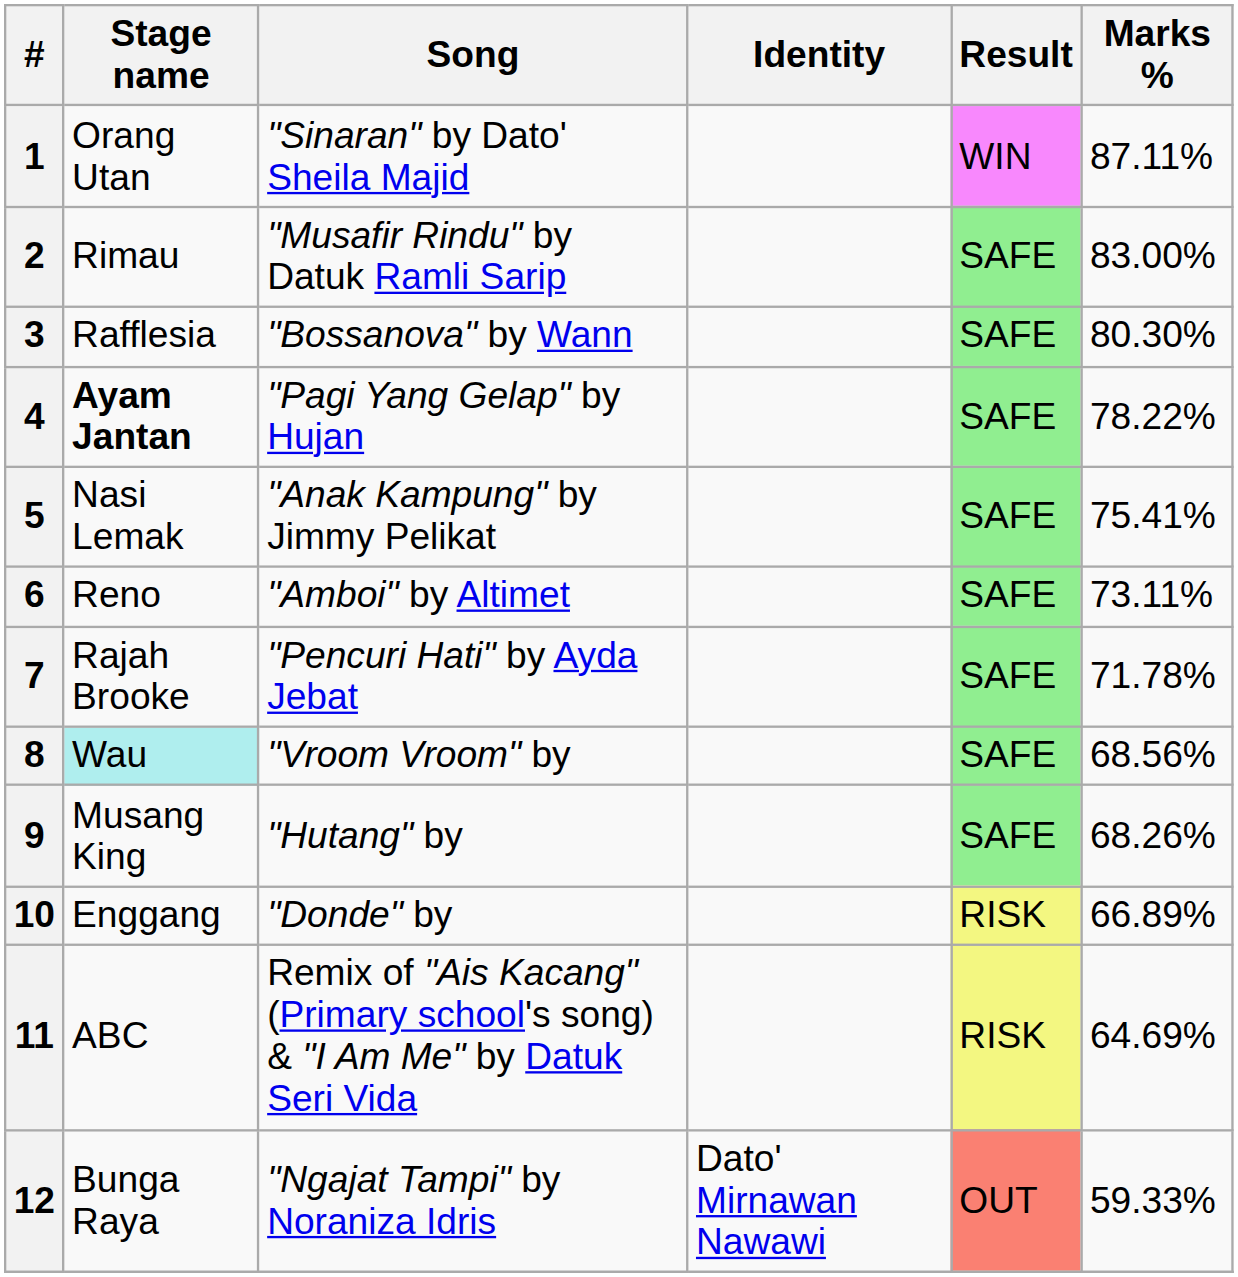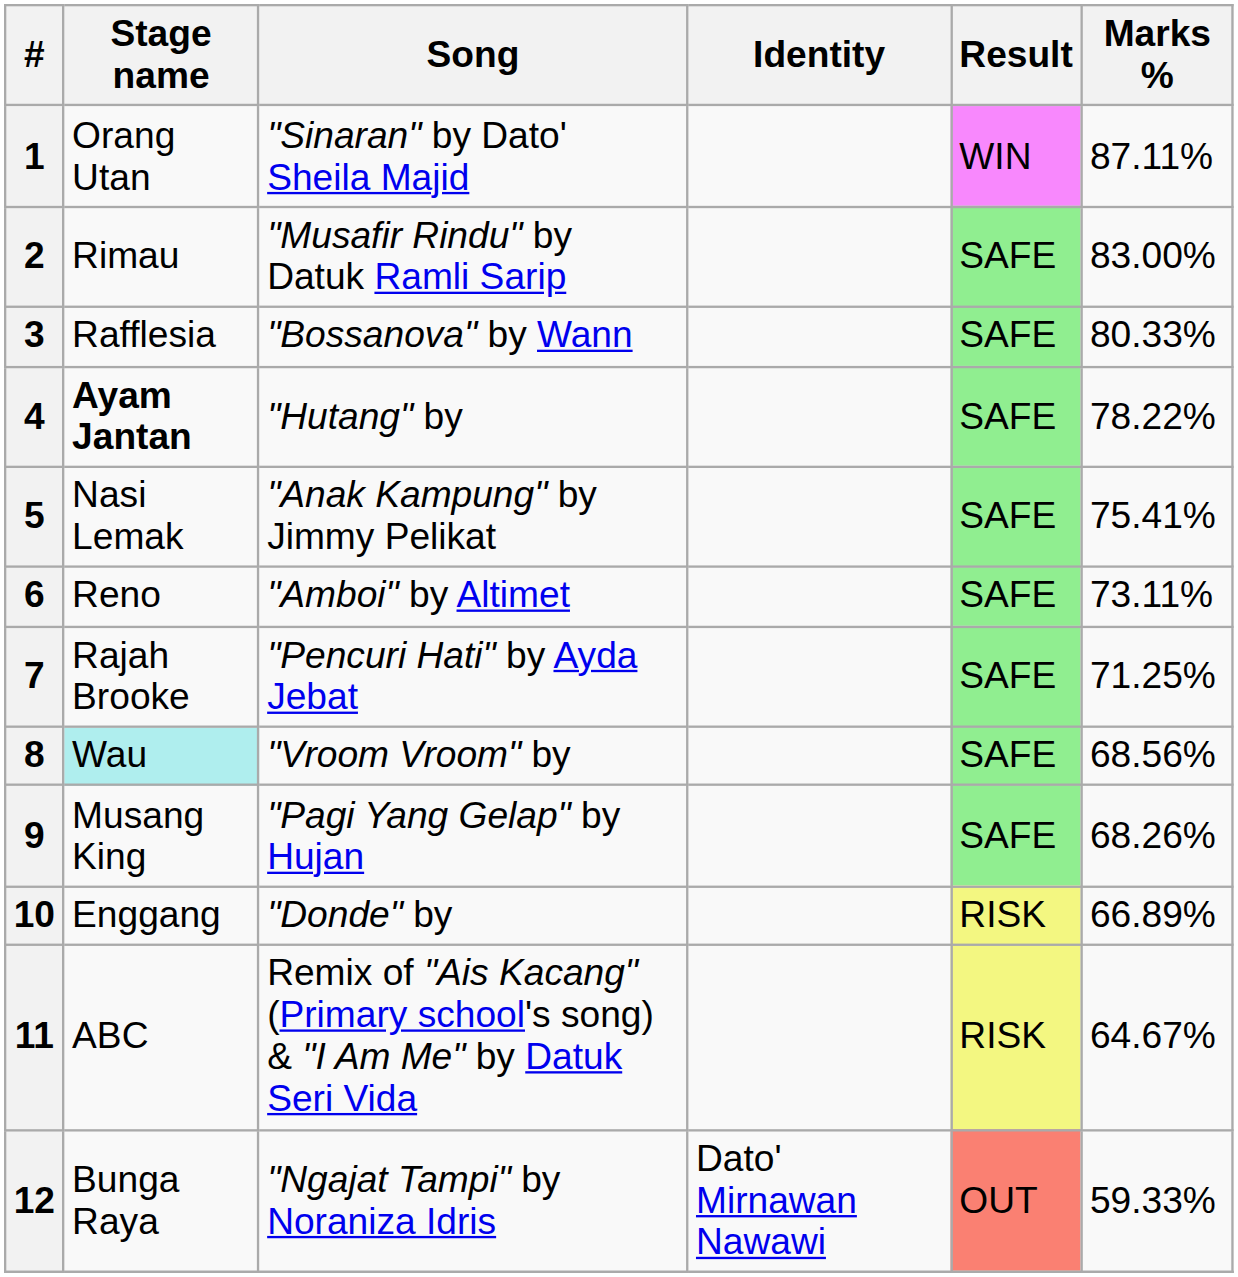(1153, 335) 80.30% -> (1153, 335) 80.33%
(444, 415) "Pagi Yang Gelap" by Hujan -> (365, 415) "Hutang" by
(1153, 675) 71.78% -> (1153, 675) 71.25%
(365, 835) "Hutang" by -> (444, 835) "Pagi Yang Gelap" by Hujan
(1153, 1036) 64.69% -> (1153, 1036) 64.67%
